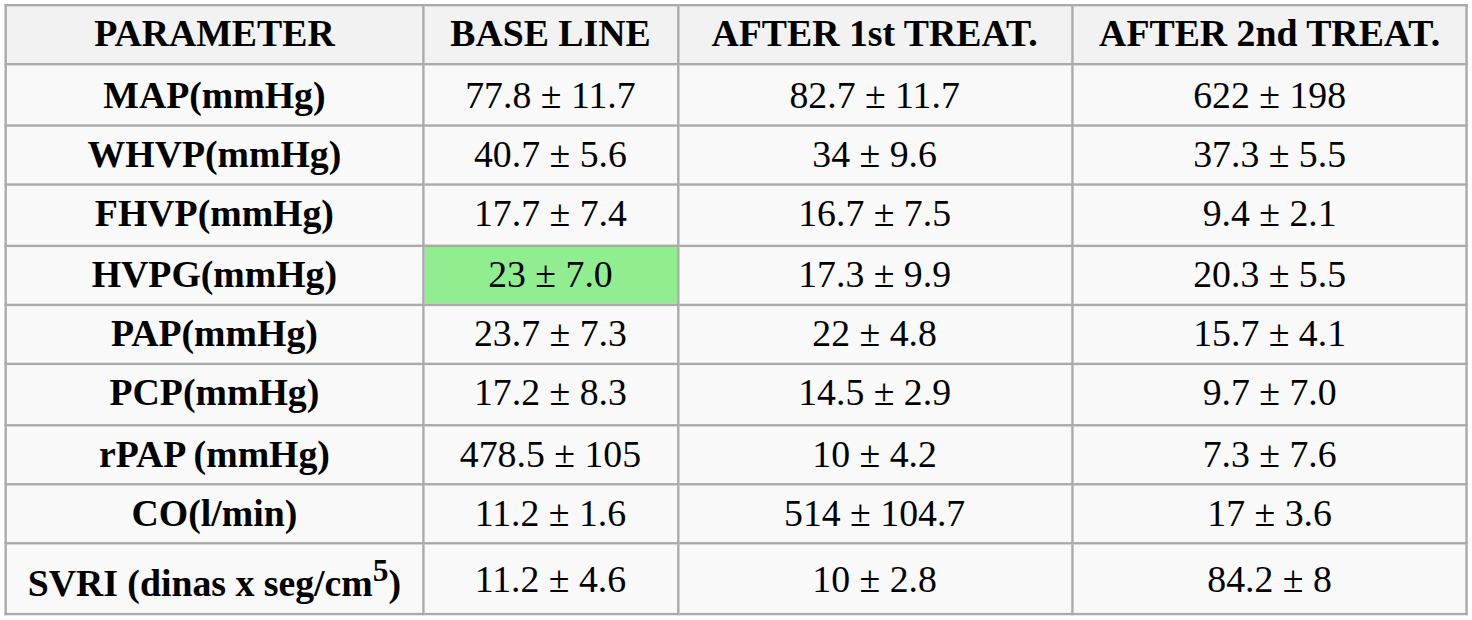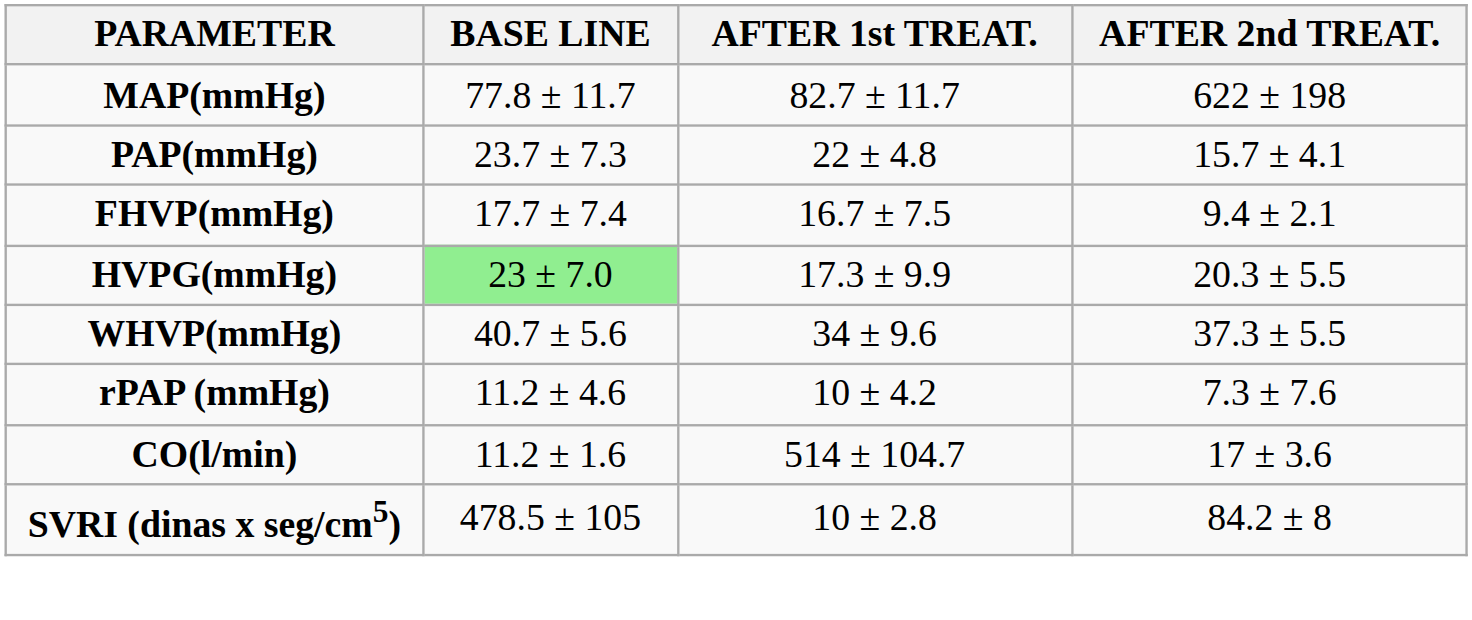rows swapped: (214, 154) <-> (214, 333)
- row: (214, 393)
(550, 453) 478.5 ± 105 -> (550, 393) 11.2 ± 4.6
(550, 578) 11.2 ± 4.6 -> (550, 518) 478.5 ± 105
